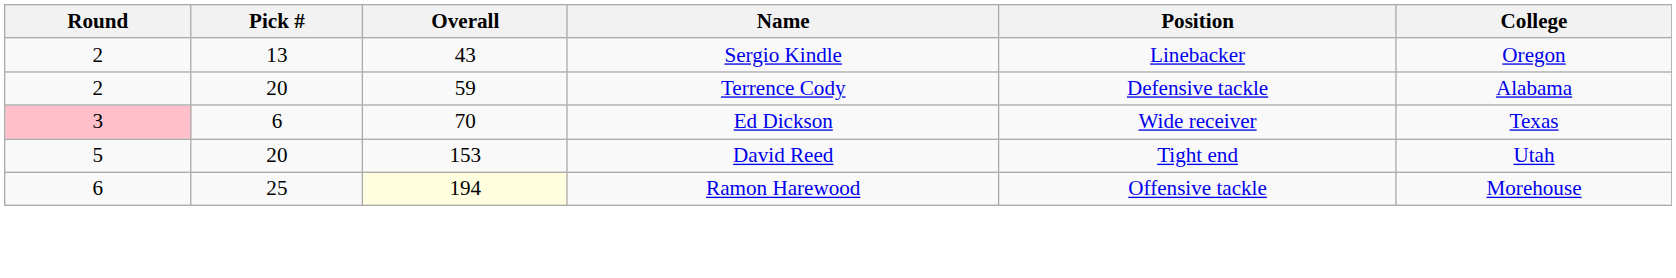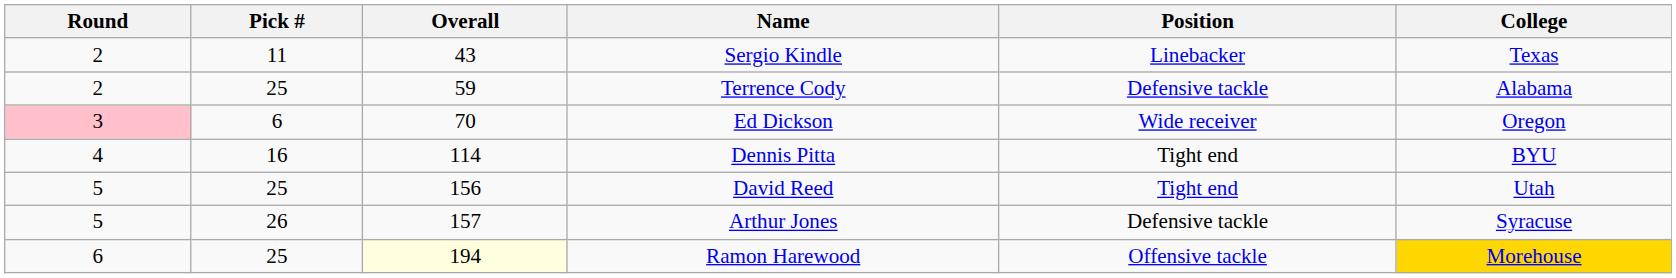(277, 54) 13 -> (277, 54) 11
(1534, 54) Oregon -> (1534, 54) Texas
(277, 88) 20 -> (277, 88) 25
(1534, 121) Texas -> (1534, 121) Oregon
+ row: (783, 155)
(277, 155) 20 -> (277, 188) 25
(465, 155) 153 -> (465, 188) 156
+ row: (783, 222)
(1534, 188) no background -> (1534, 255) gold background
